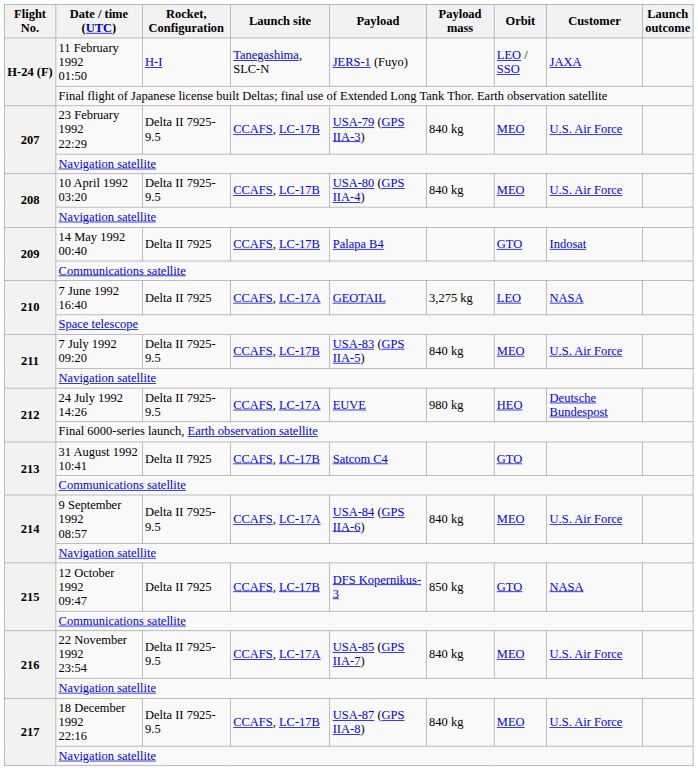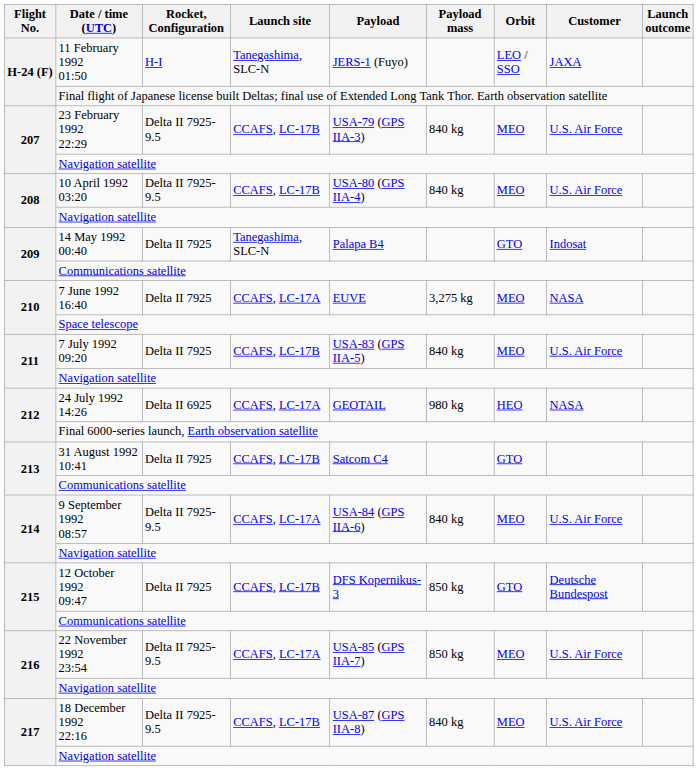(277, 244) CCAFS, LC-17B -> (268, 244) Tanegashima, SLC-N
(359, 297) GEOTAIL -> (349, 297) EUVE
(509, 297) LEO -> (511, 297) MEO
(180, 351) Delta II 7925-9.5 -> (178, 351) Delta II 7925
(180, 405) Delta II 7925-9.5 -> (178, 405) Delta II 6925
(349, 405) EUVE -> (359, 405) GEOTAIL
(579, 405) Deutsche Bundespost -> (567, 405) NASA
(567, 587) NASA -> (579, 587) Deutsche Bundespost
(446, 654) 840 kg -> (446, 654) 850 kg
